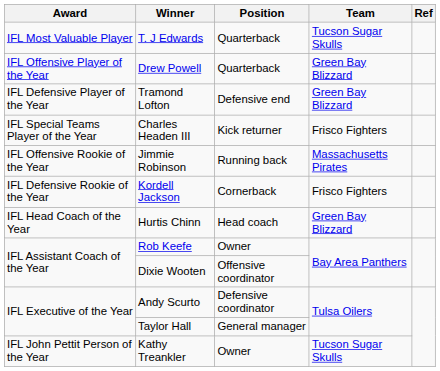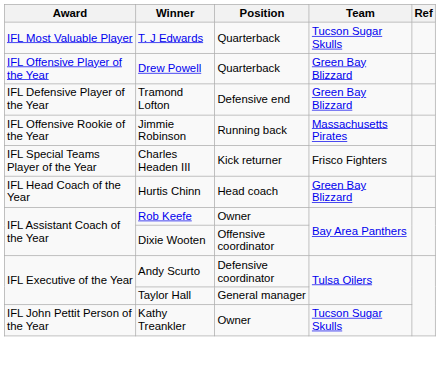rows swapped: (164, 130) <-> (162, 161)
- row: (159, 191)
